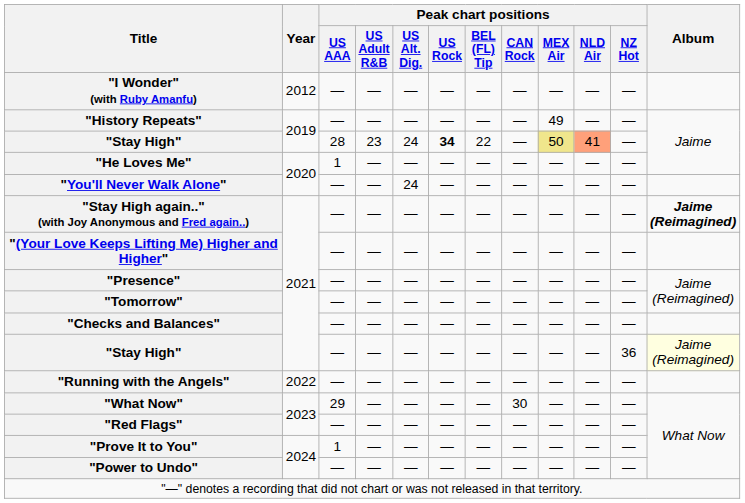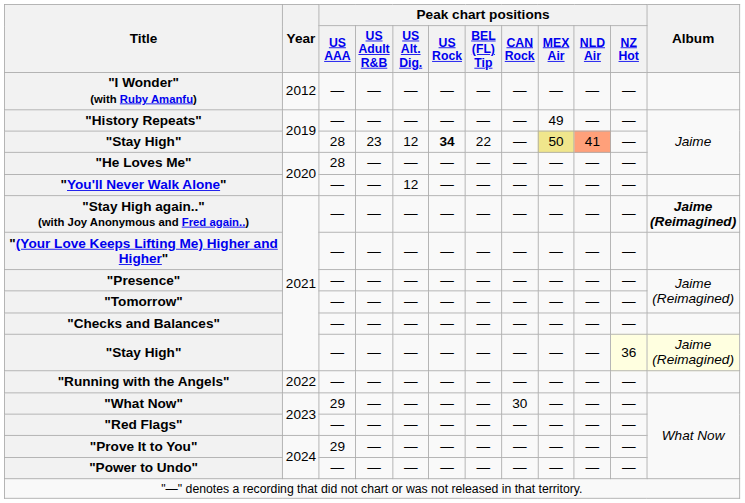(411, 141) 24 -> (411, 141) 12
(337, 163) 1 -> (337, 163) 28
(411, 184) 24 -> (411, 184) 12
(629, 352) no background -> (629, 352) lightyellow background
(337, 446) 1 -> (337, 446) 29
